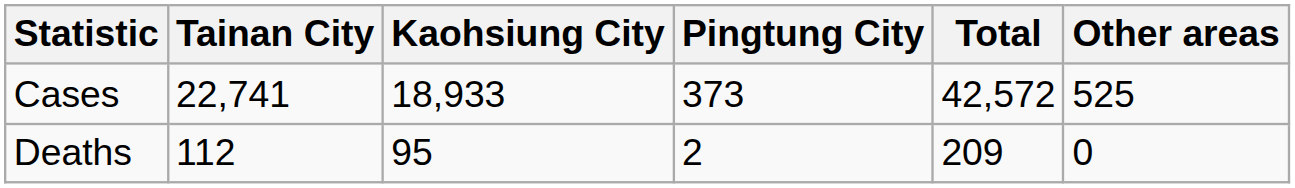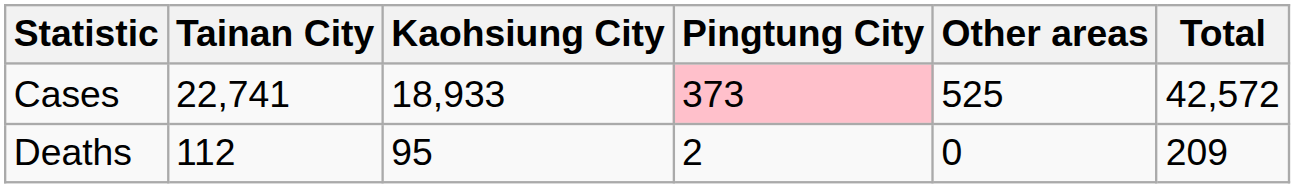columns swapped: (1176, 34) <-> (998, 34)
(713, 93) no background -> (713, 93) pink background
